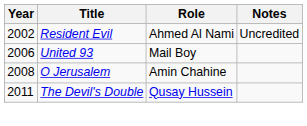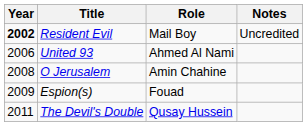(21, 33) normal -> (21, 33) bold
(191, 33) Ahmed Al Nami -> (173, 33) Mail Boy
(173, 53) Mail Boy -> (191, 53) Ahmed Al Nami
+ row: (66, 92)
